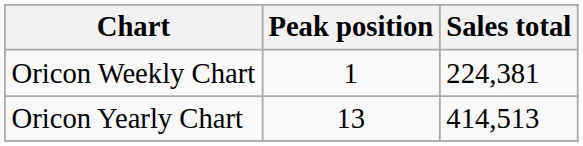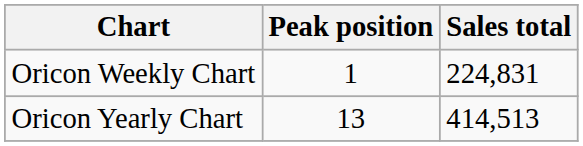(493, 72) 224,381 -> (493, 72) 224,831
